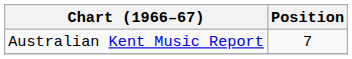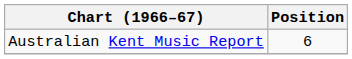(308, 42) 7 -> (308, 42) 6
